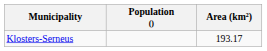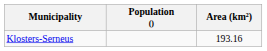(229, 38) 193.17 -> (229, 38) 193.16
